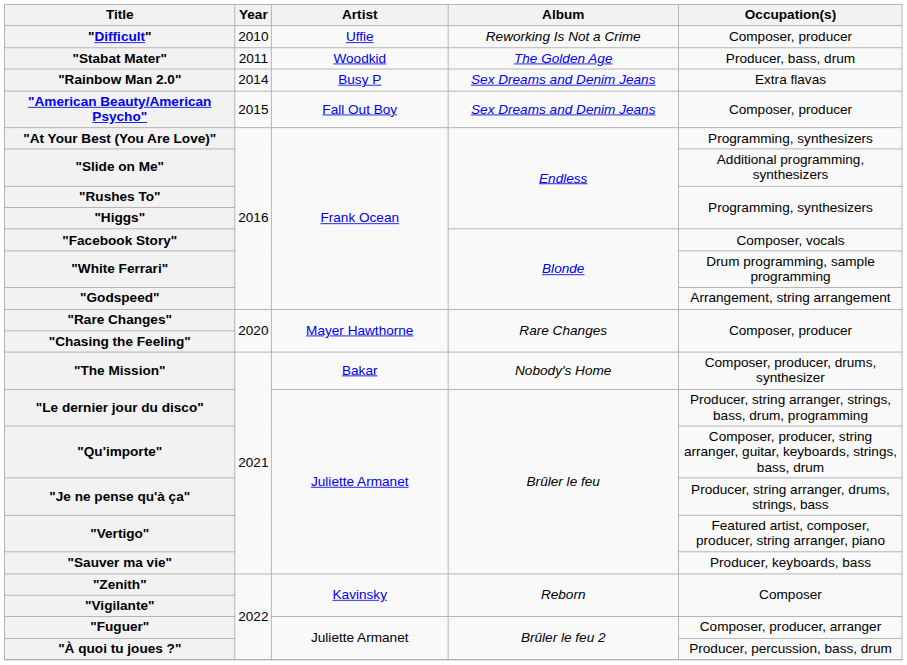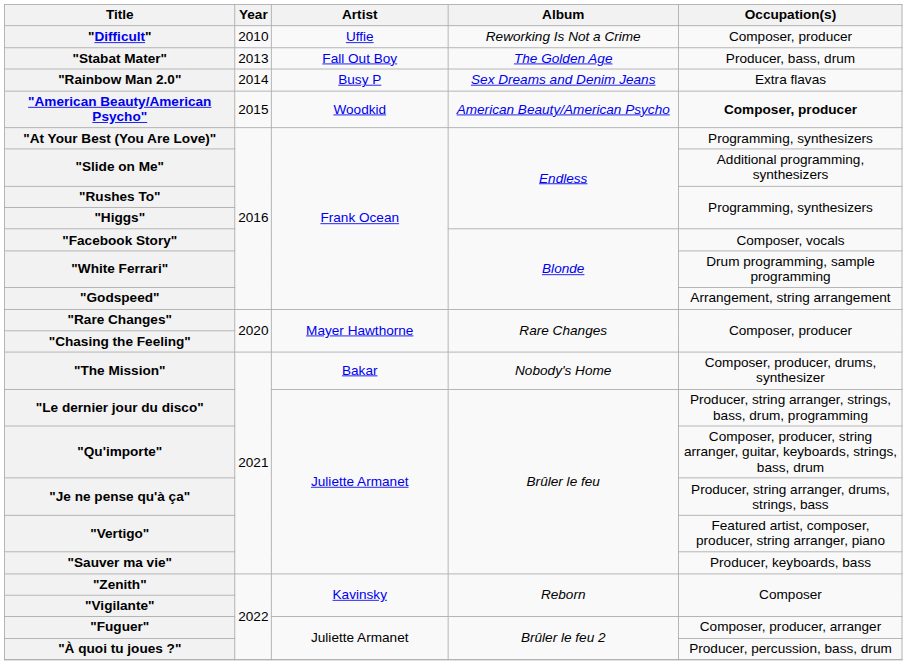(253, 58) 2011 -> (253, 58) 2013
(360, 58) Woodkid -> (360, 58) Fall Out Boy
(360, 109) Fall Out Boy -> (360, 109) Woodkid
(563, 109) Sex Dreams and Denim Jeans -> (563, 109) American Beauty/American Psycho
(790, 109) normal -> (790, 109) bold
